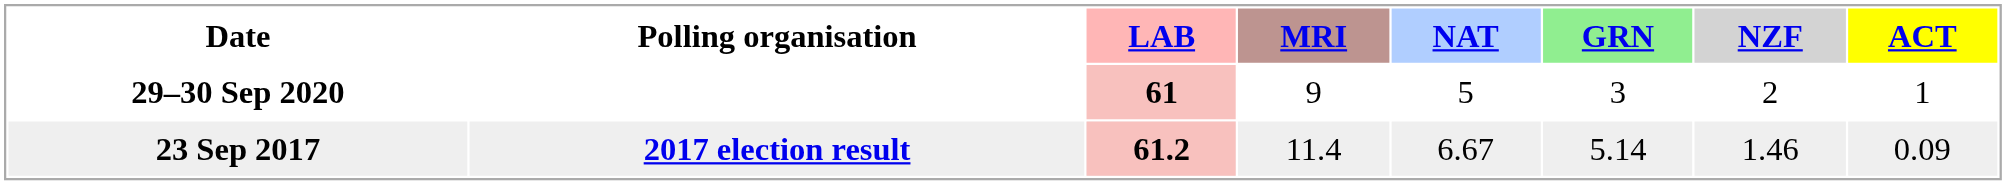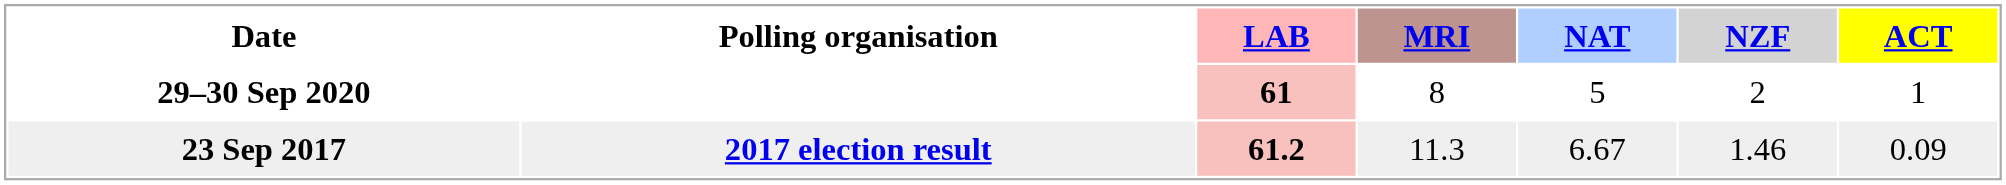- column: (1618, 36)
(1314, 92) 9 -> (1437, 92) 8
(1314, 149) 11.4 -> (1437, 149) 11.3
